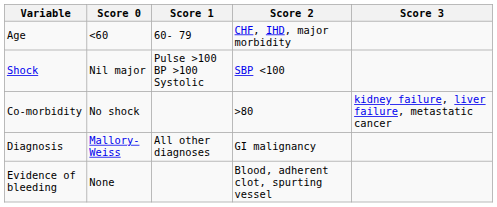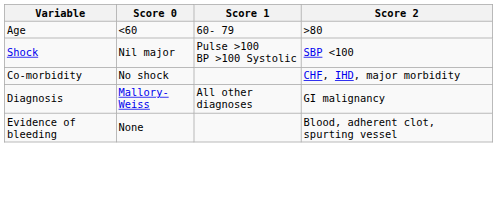- column: (422, 13)
(282, 36) CHF, IHD, major morbidity -> (313, 30) >80
(244, 112) >80 -> (382, 76) CHF, IHD, major morbidity
